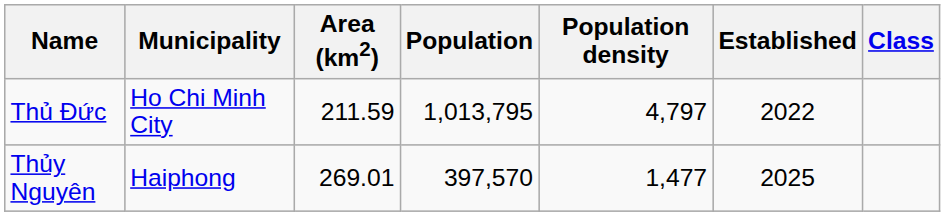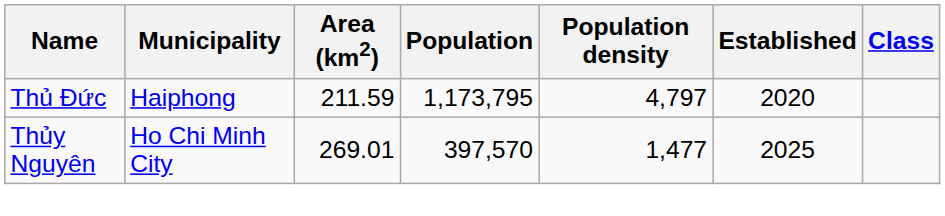(198, 111) Ho Chi Minh City -> (183, 97) Haiphong
(478, 111) 1,013,795 -> (478, 97) 1,173,795
(788, 111) 2022 -> (788, 97) 2020
(183, 178) Haiphong -> (198, 150) Ho Chi Minh City
